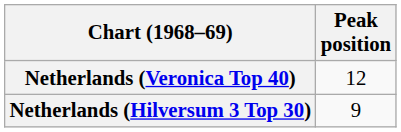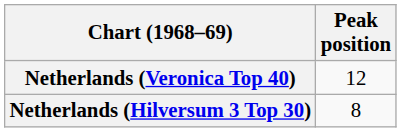(356, 110) 9 -> (356, 110) 8
